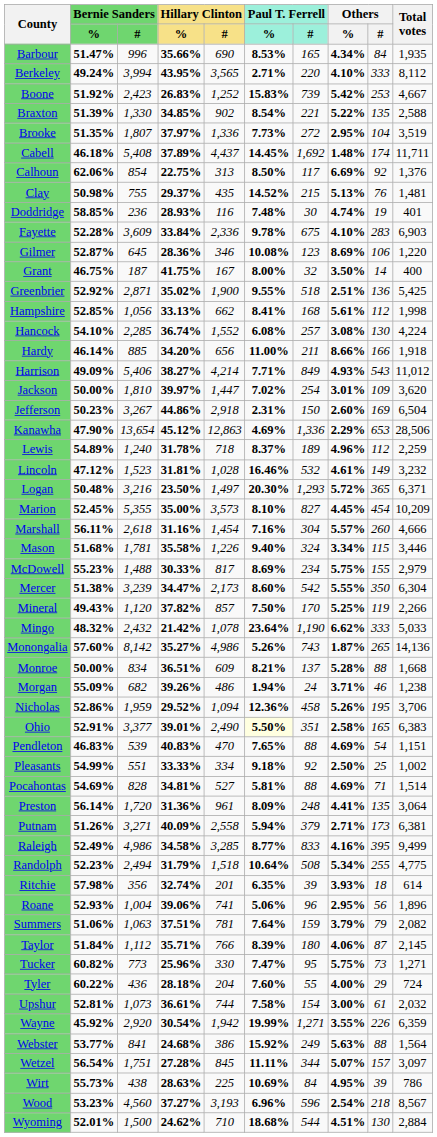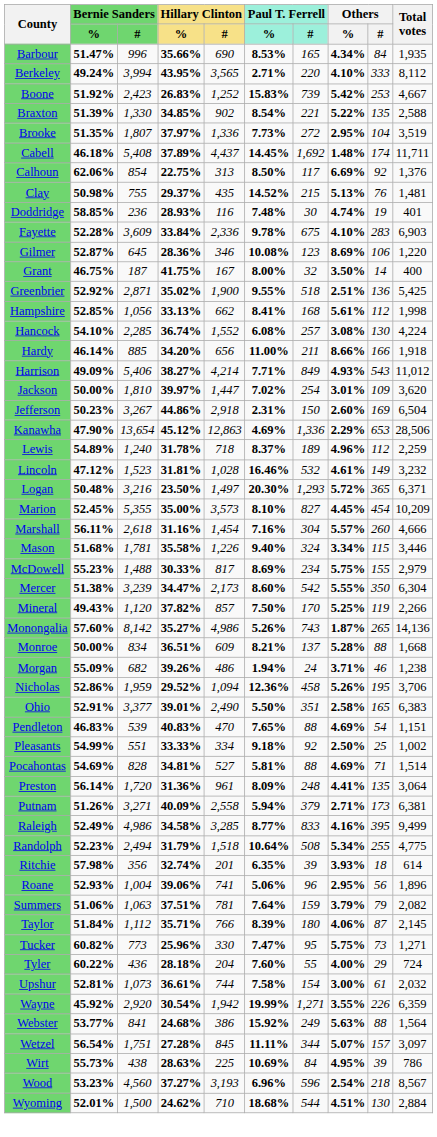- row: (37, 627)
(269, 726) lightyellow background -> (269, 707) no background
